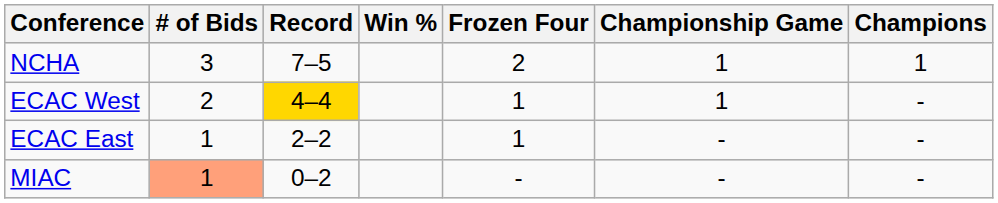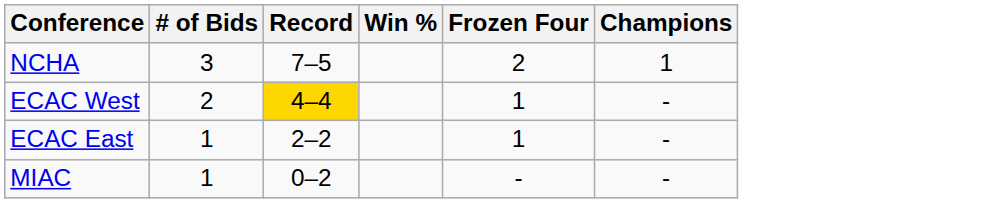- column: (722, 23)
(207, 178) lightsalmon background -> (207, 178) no background
